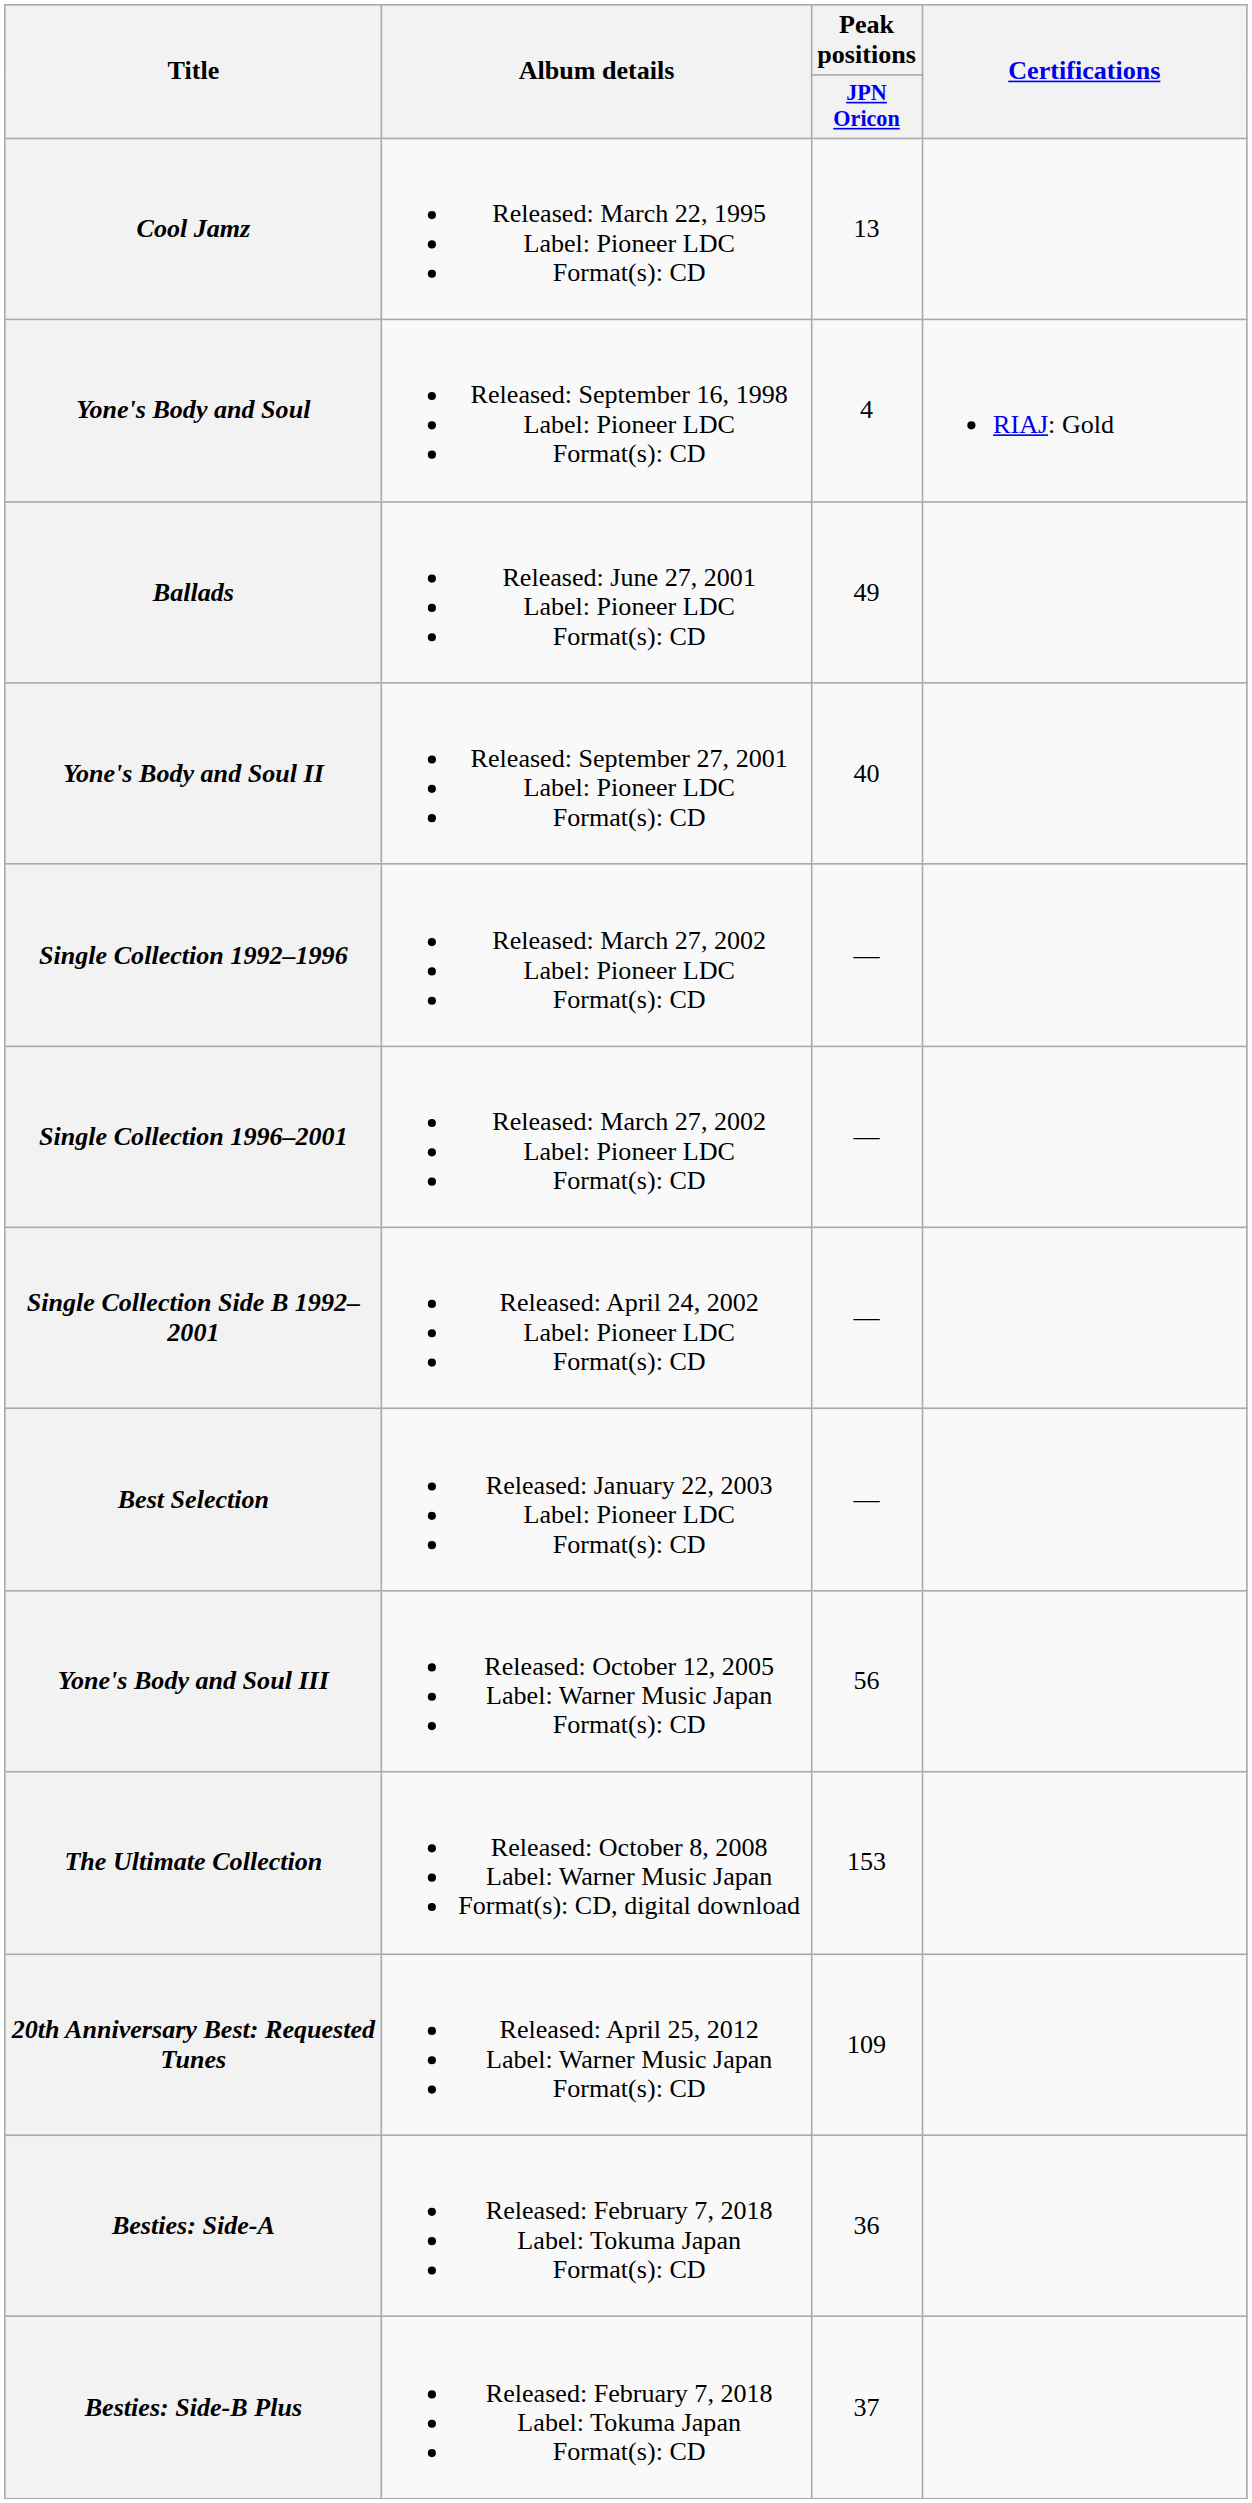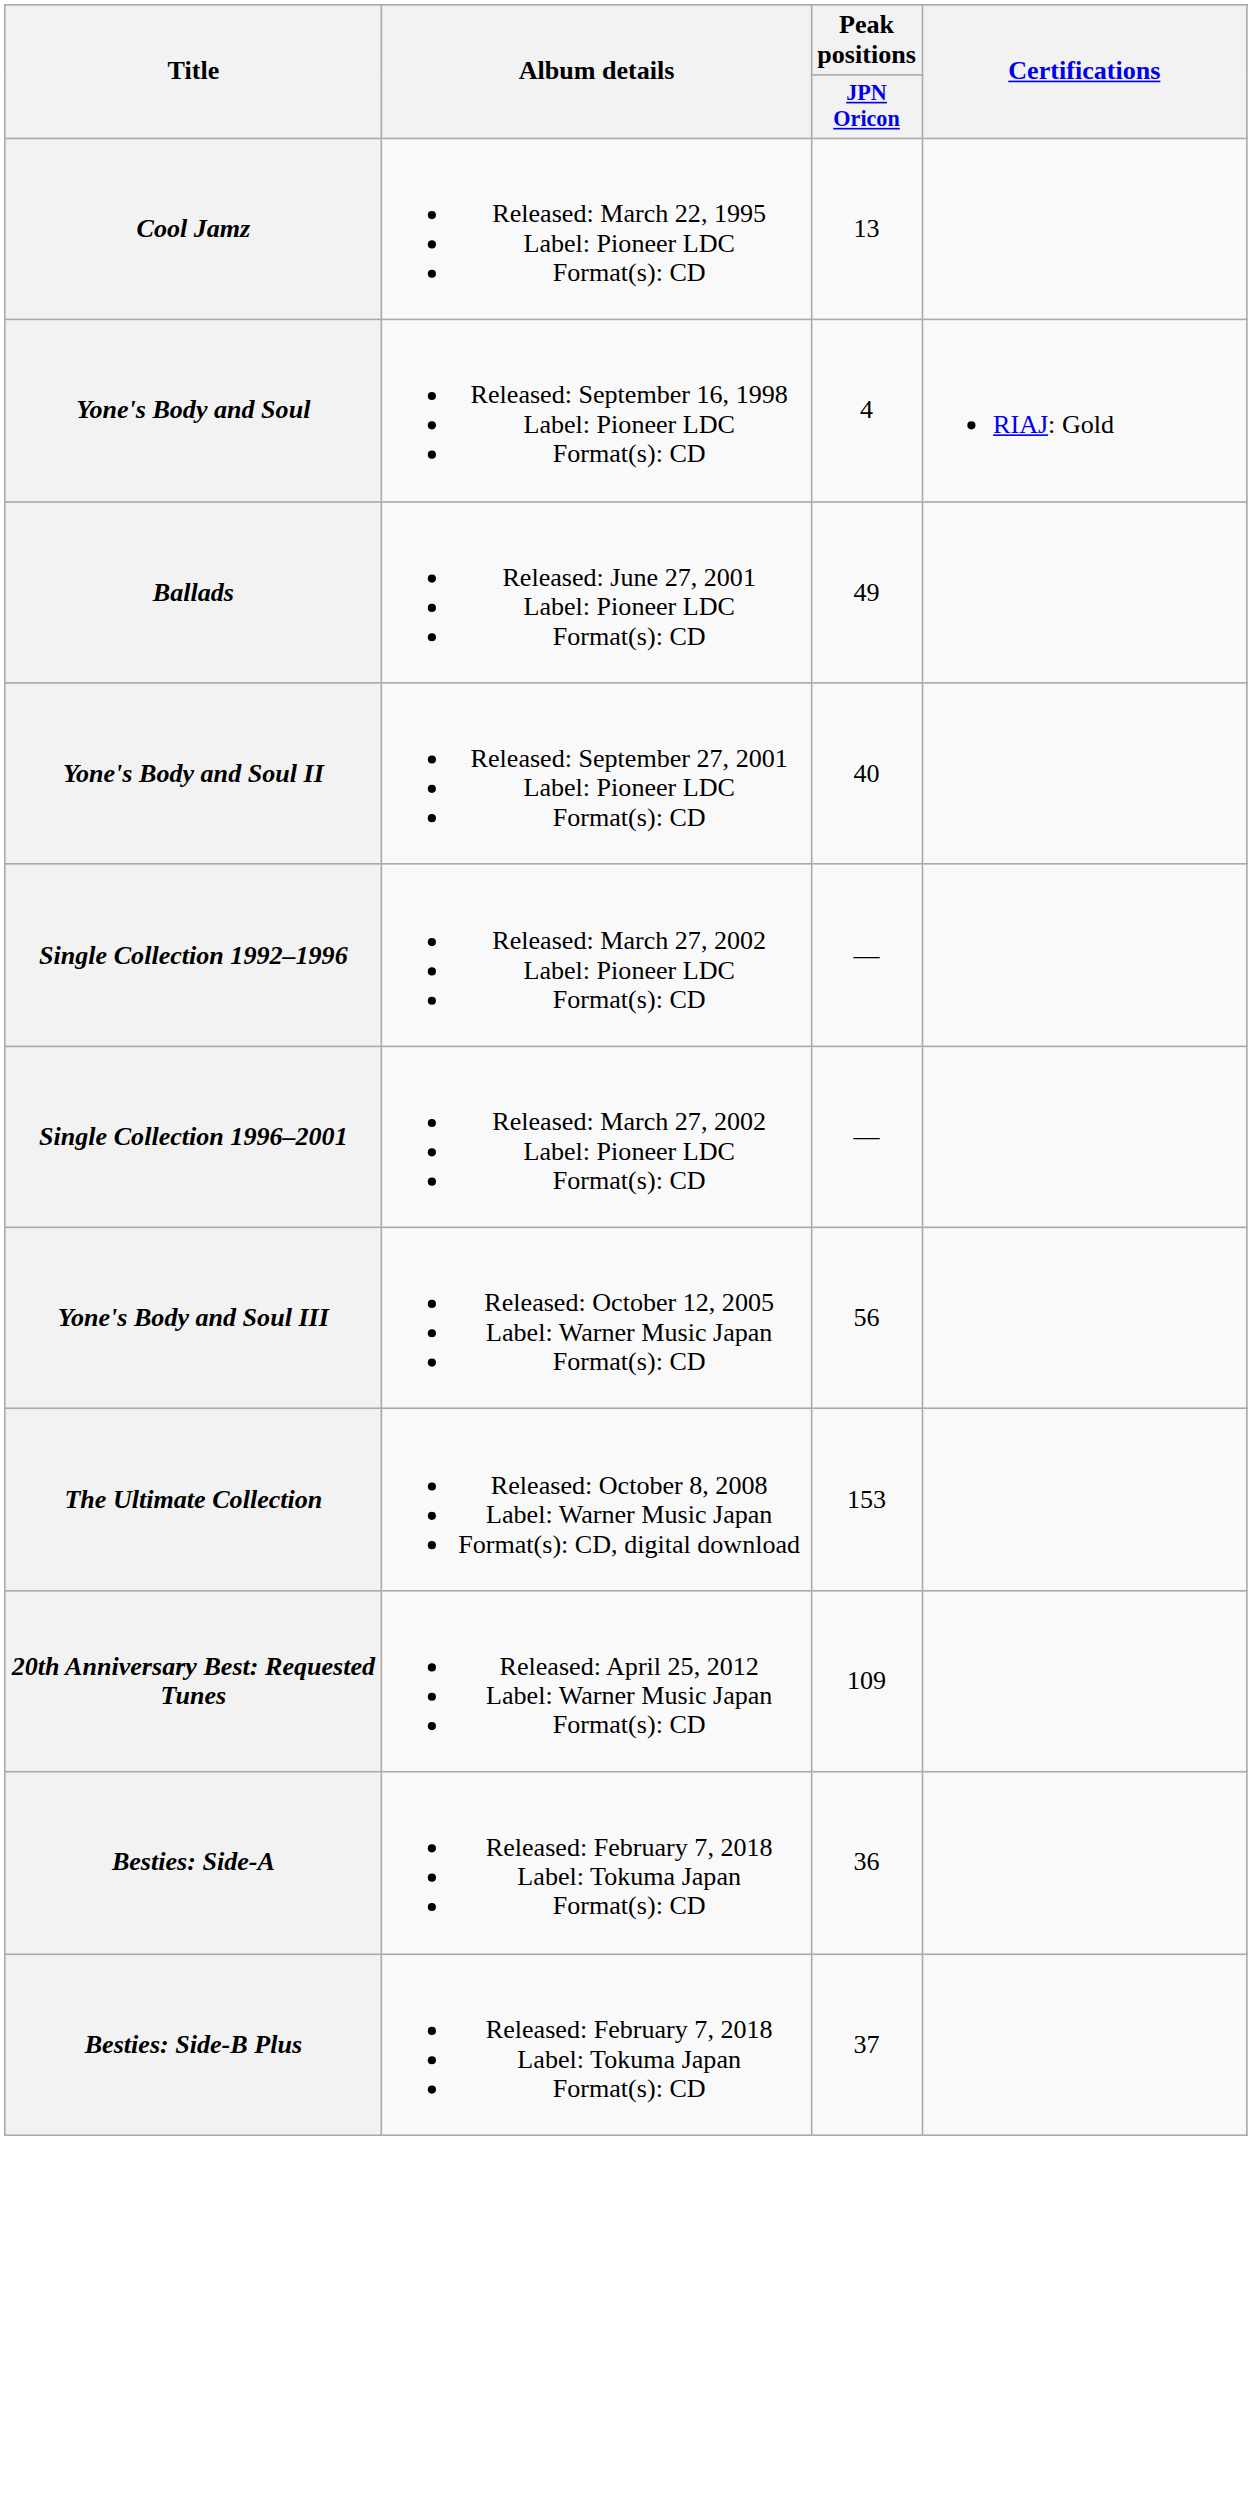- row: (193, 1317)
- row: (193, 1499)
